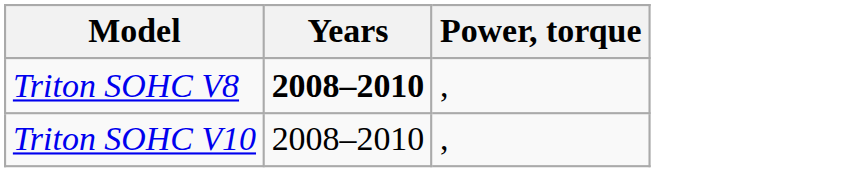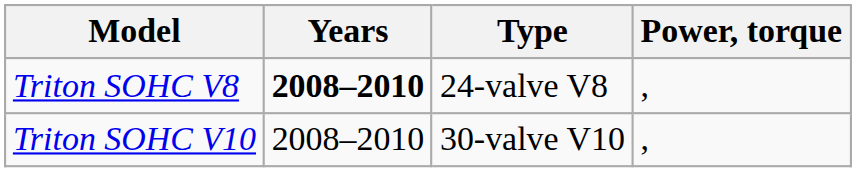+ column: (532, 31)
